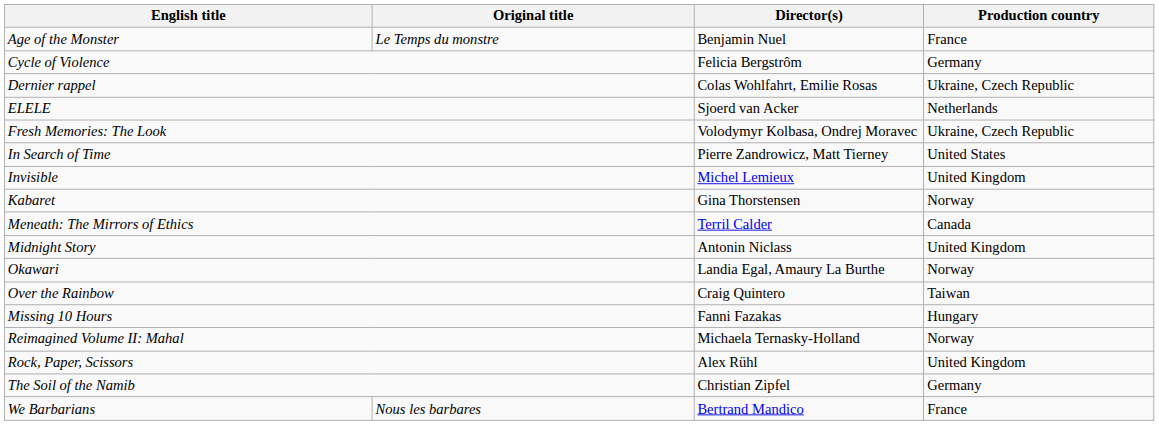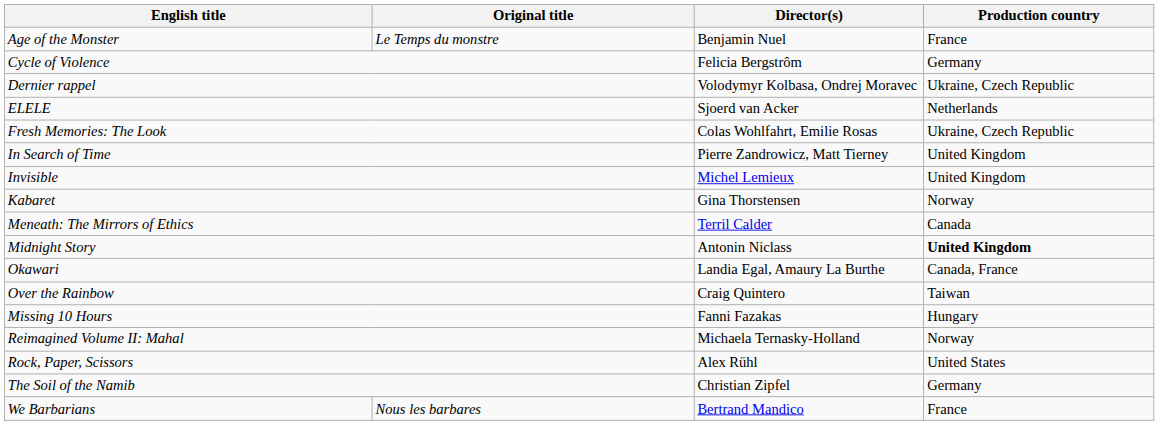(787, 85) Colas Wohlfahrt, Emilie Rosas -> (807, 85) Volodymyr Kolbasa, Ondrej Moravec
(807, 131) Volodymyr Kolbasa, Ondrej Moravec -> (787, 131) Colas Wohlfahrt, Emilie Rosas
(966, 154) United States -> (976, 154) United Kingdom
(976, 246) normal -> (979, 246) bold
(951, 270) Norway -> (973, 270) Canada, France
(976, 362) United Kingdom -> (966, 362) United States
